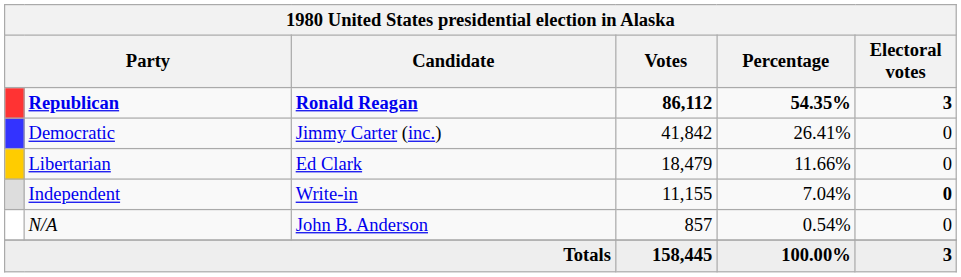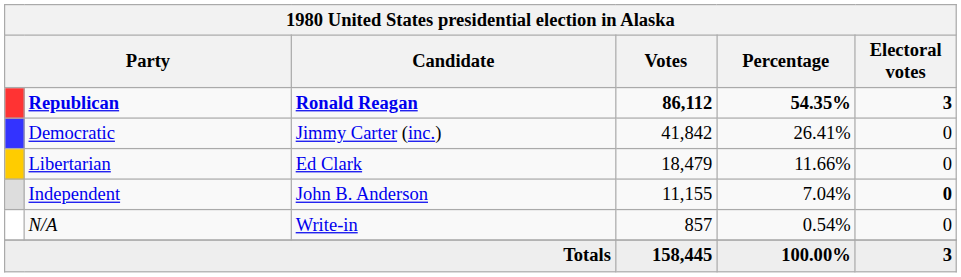(327, 194) Write-in -> (362, 194) John B. Anderson
(362, 225) John B. Anderson -> (327, 225) Write-in
